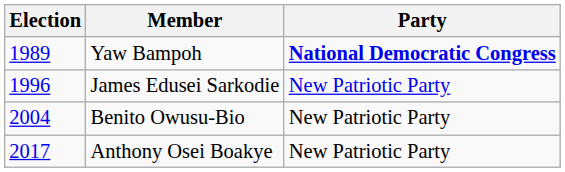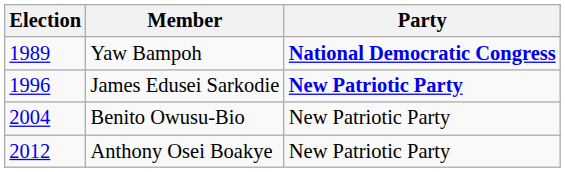(370, 85) normal -> (376, 85) bold
(30, 150) 2017 -> (30, 150) 2012
